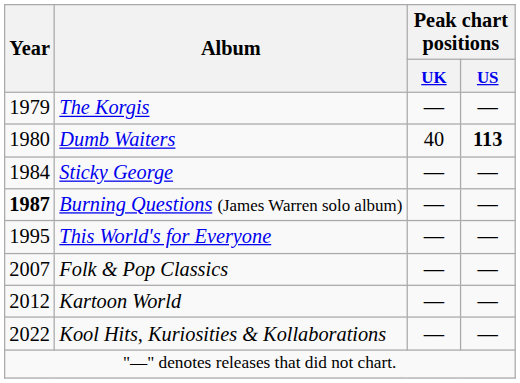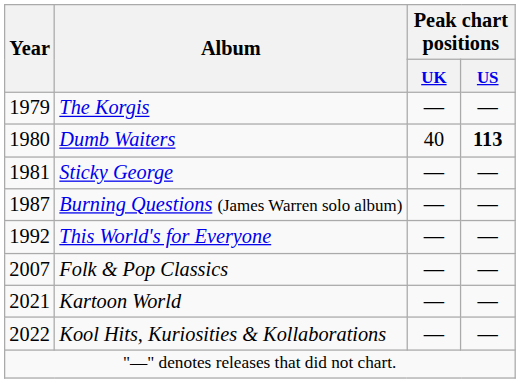(30, 172) 1984 -> (30, 172) 1981
(30, 204) bold -> (30, 204) normal
(30, 236) 1995 -> (30, 236) 1992
(30, 301) 2012 -> (30, 301) 2021
